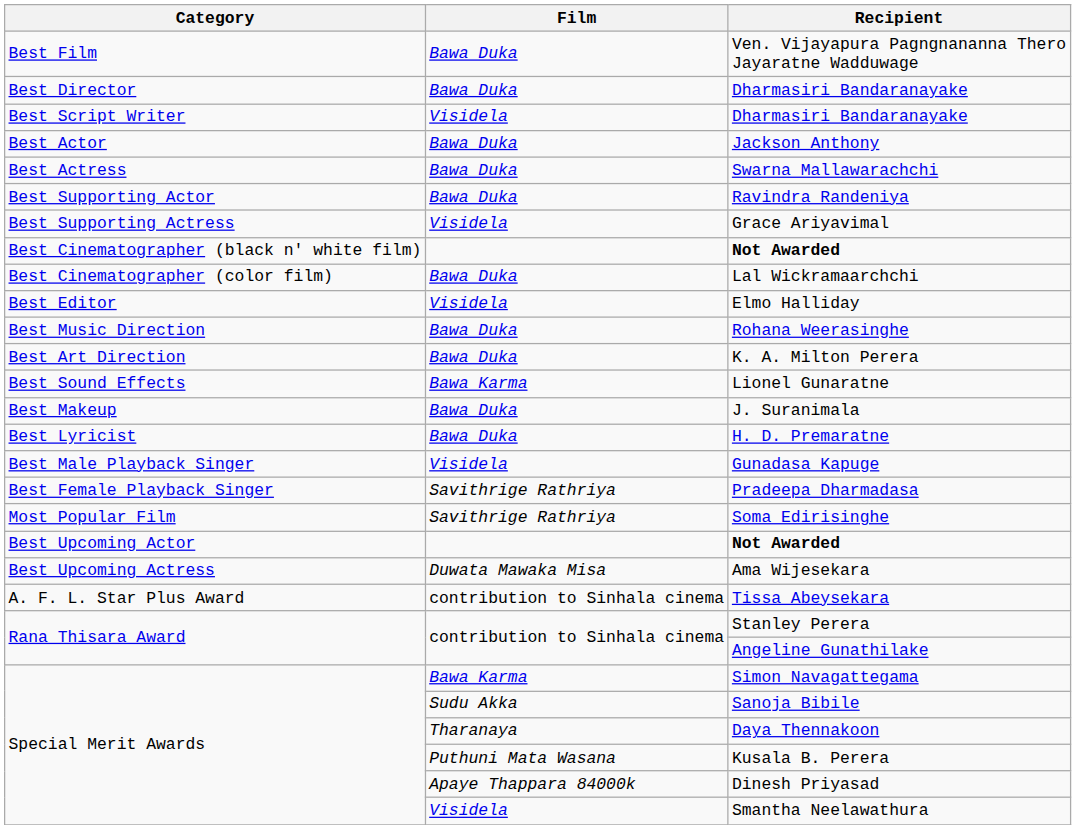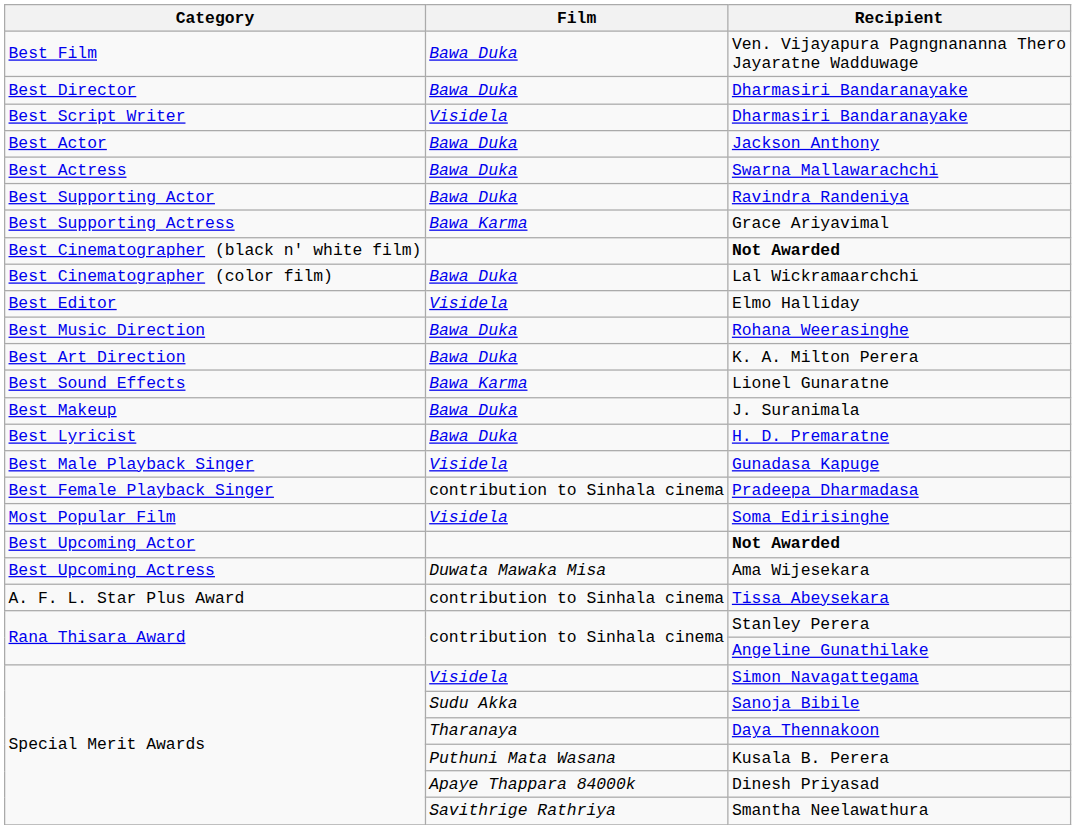(469, 224) Visidela -> (478, 224) Bawa Karma
(523, 491) Savithrige Rathriya -> (577, 491) contribution to Sinhala cinema
(523, 517) Savithrige Rathriya -> (469, 517) Visidela
(478, 678) Bawa Karma -> (469, 678) Visidela
(469, 811) Visidela -> (523, 811) Savithrige Rathriya
